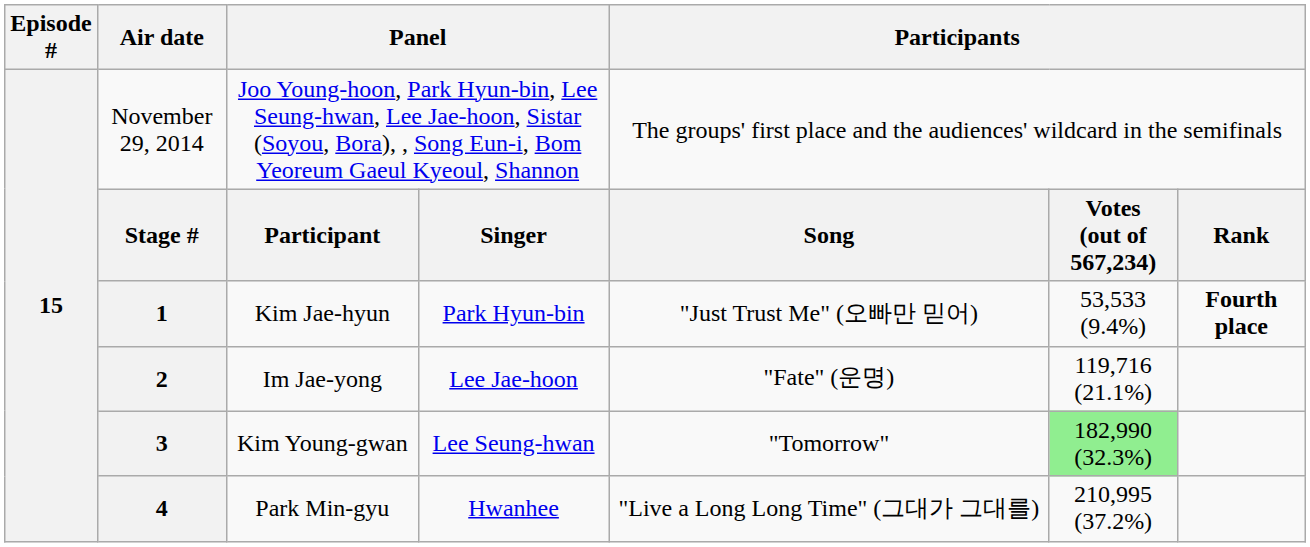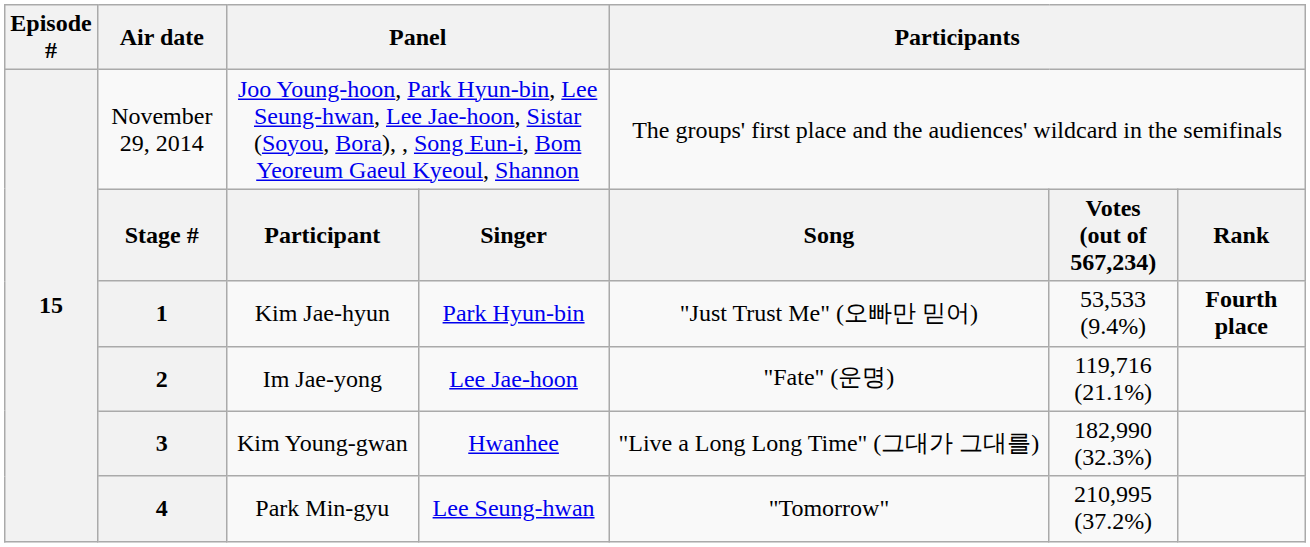(514, 443) Lee Seung-hwan -> (514, 443) Hwanhee
(829, 443) "Tomorrow" -> (829, 442) "Live a Long Long Time" (그대가 그대를)
(1113, 443) lightgreen background -> (1113, 443) no background
(514, 508) Hwanhee -> (514, 508) Lee Seung-hwan
(829, 507) "Live a Long Long Time" (그대가 그대를) -> (829, 508) "Tomorrow"
